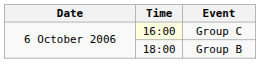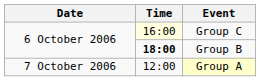(159, 49) normal -> (159, 49) bold
+ row: (219, 67)
